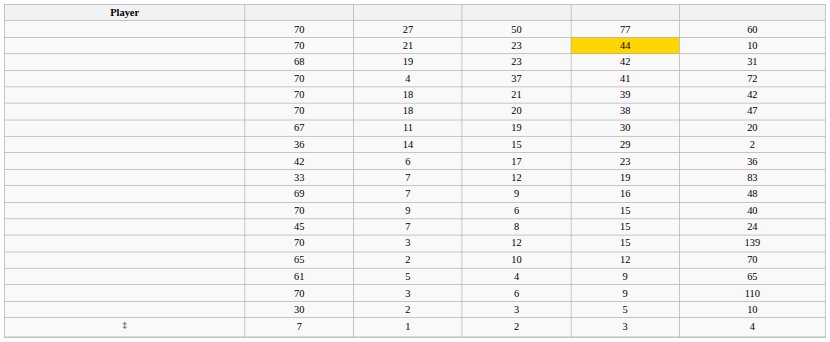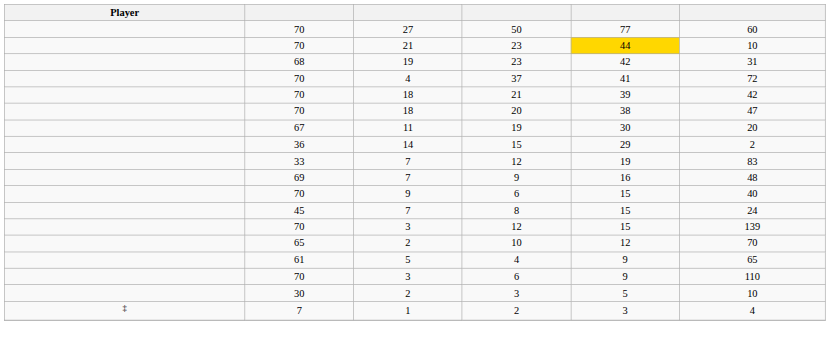- row: (408, 161)
